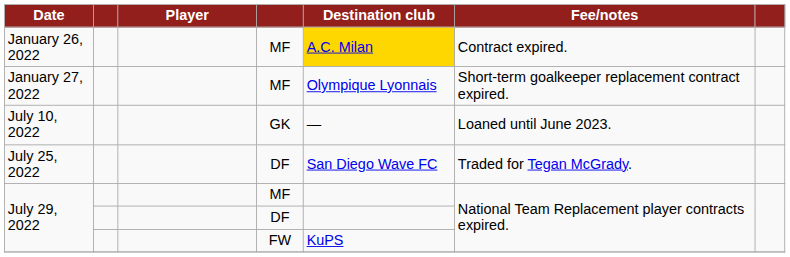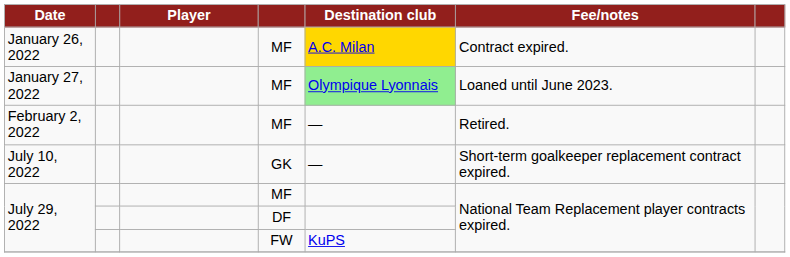(372, 85) no background -> (373, 85) lightgreen background
(599, 85) Short-term goalkeeper replacement contract expired. -> (536, 85) Loaned until June 2023.
+ row: (45, 124)
(535, 124) Loaned until June 2023. -> (600, 163) Short-term goalkeeper replacement contract expired.
- row: (33, 163)
